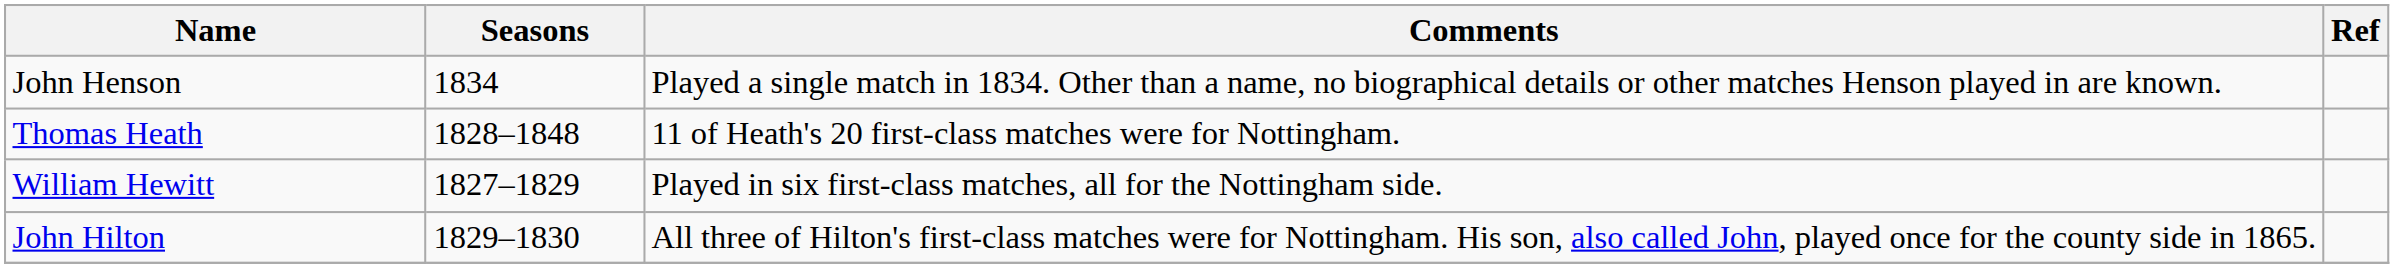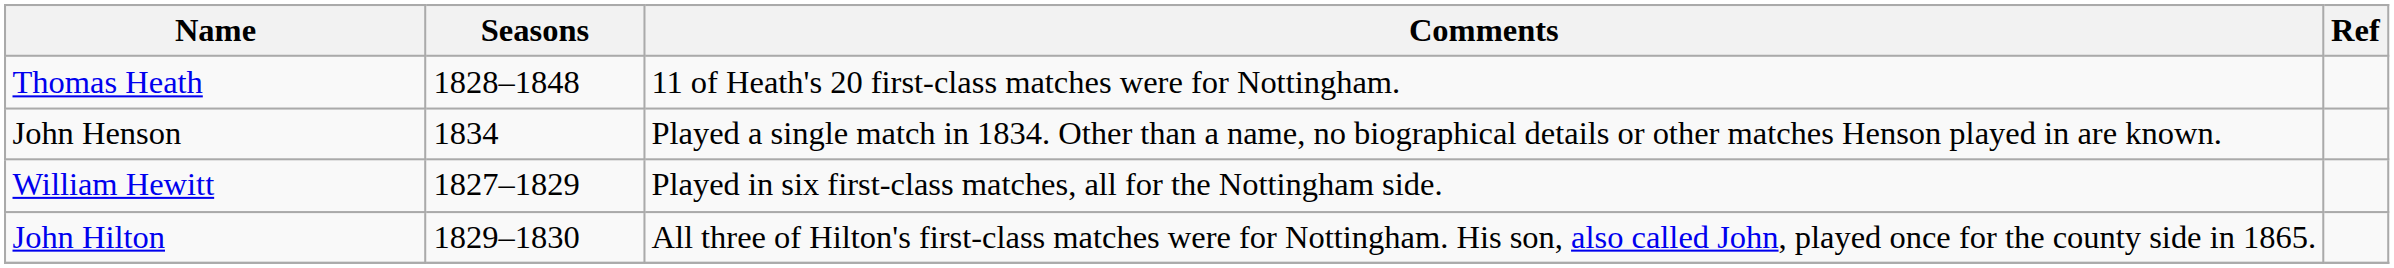rows swapped: (108, 133) <-> (97, 81)
